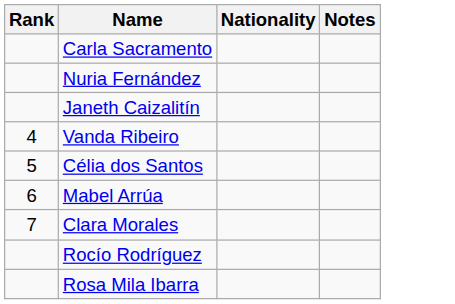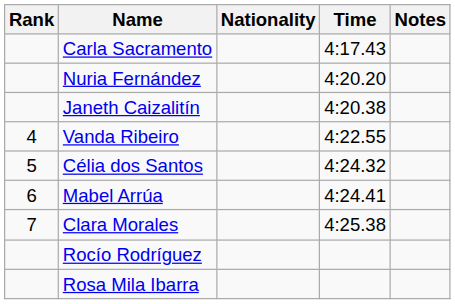+ column: (355, 19)
